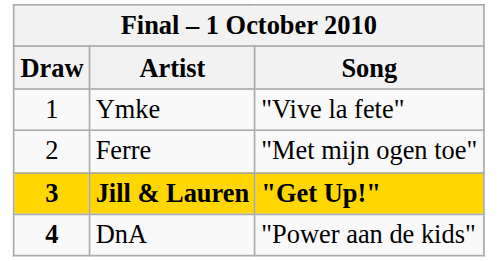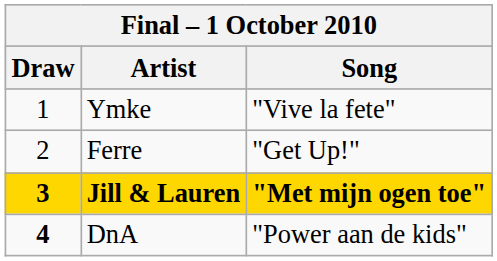(369, 151) "Met mijn ogen toe" -> (306, 151) "Get Up!"
(321, 192) "Get Up!" -> (369, 192) "Met mijn ogen toe"
